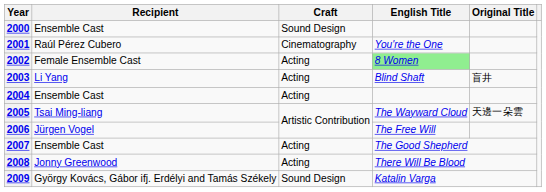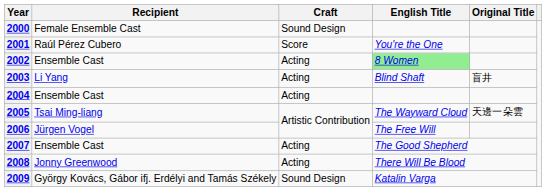(69, 28) Ensemble Cast -> (87, 28) Female Ensemble Cast
(319, 45) Cinematography -> (295, 45) Score
(87, 61) Female Ensemble Cast -> (69, 61) Ensemble Cast
